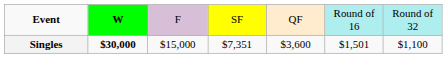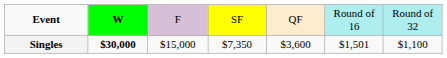(237, 44) $7,351 -> (237, 44) $7,350
